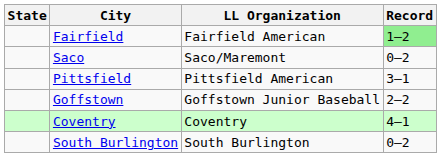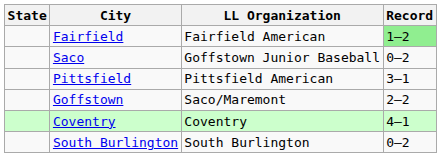(235, 57) Saco/Maremont -> (282, 57) Goffstown Junior Baseball
(282, 100) Goffstown Junior Baseball -> (235, 100) Saco/Maremont
